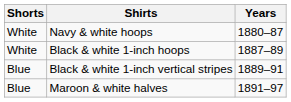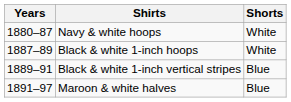columns swapped: (261, 13) <-> (26, 13)
